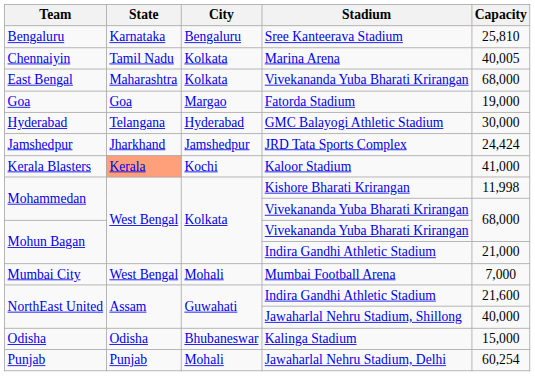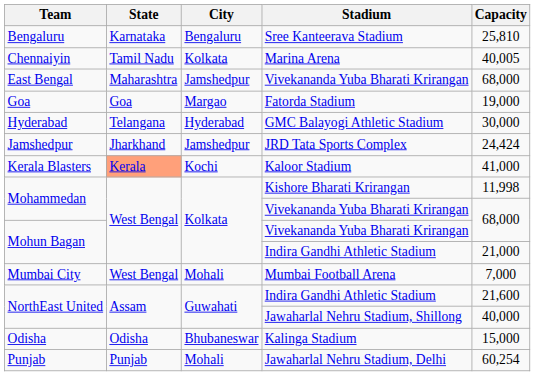(206, 79) Kolkata -> (217, 79) Jamshedpur
